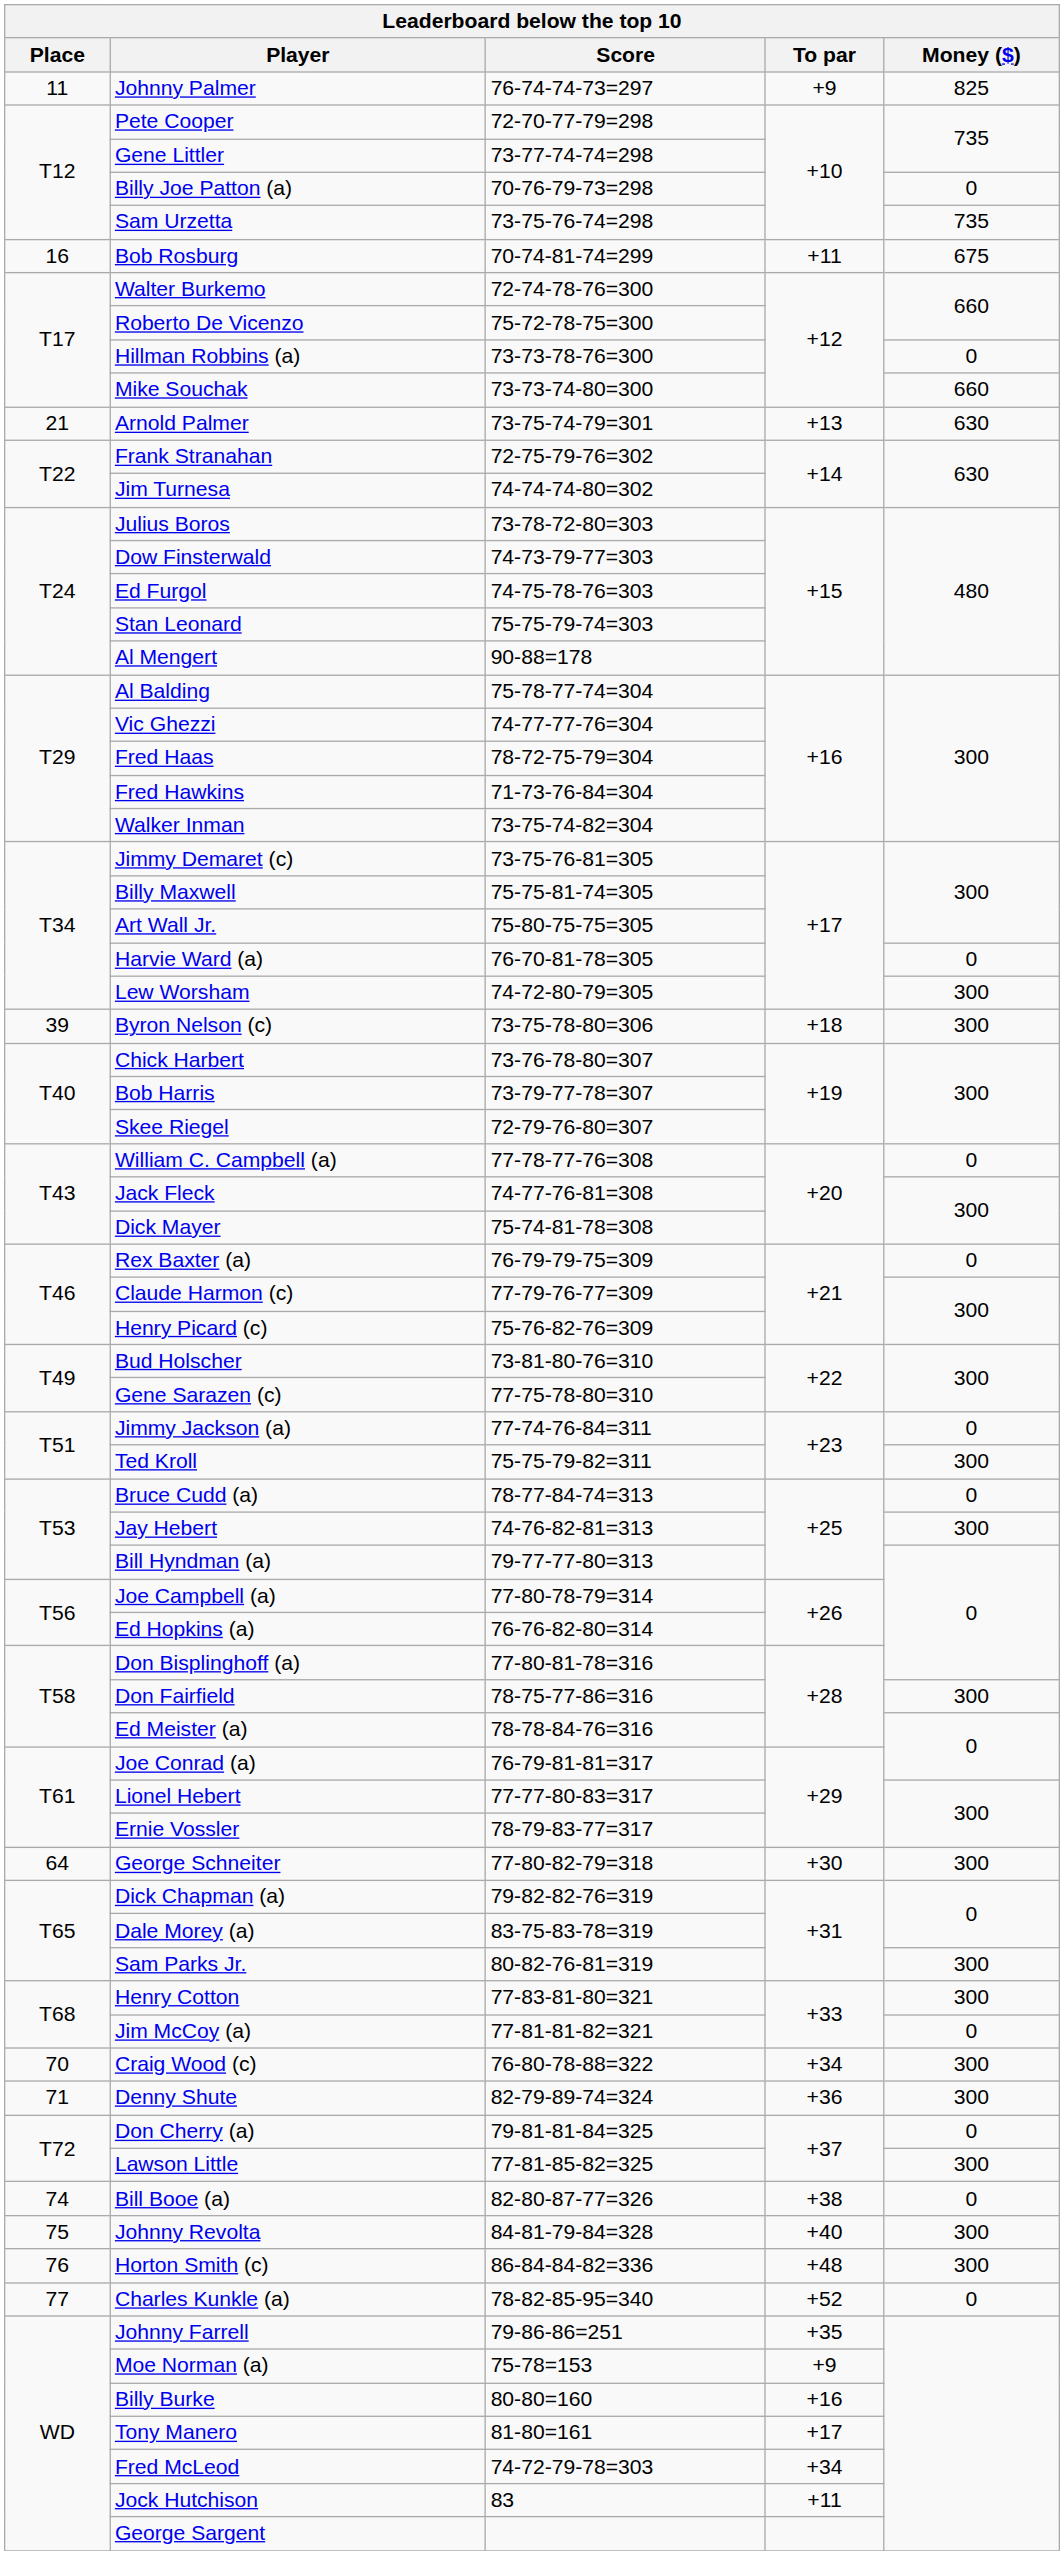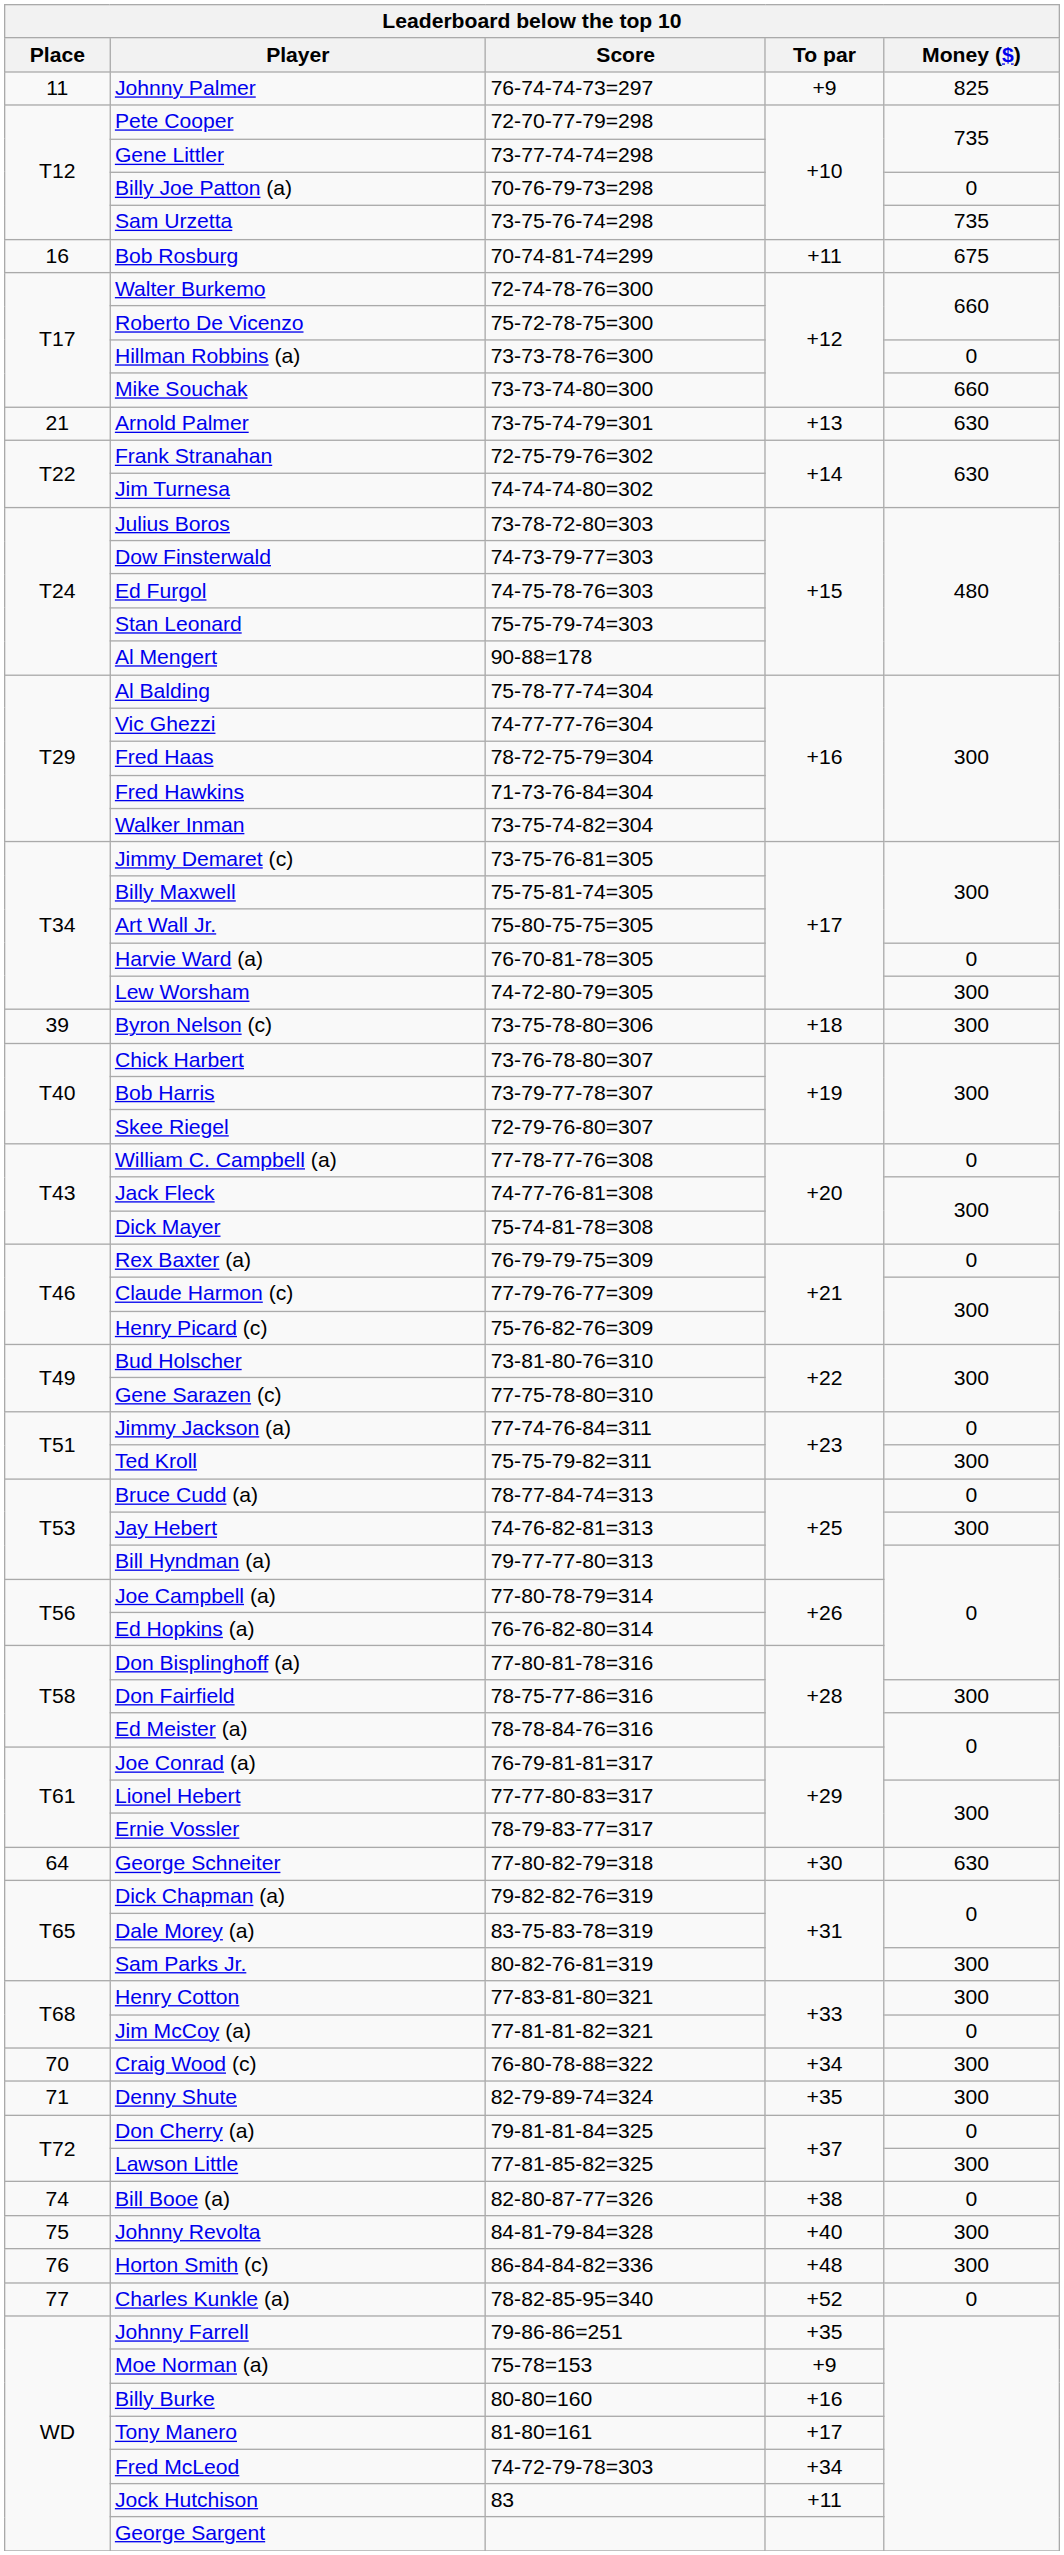(971, 1863) 300 -> (971, 1863) 630
(824, 2097) +36 -> (824, 2097) +35
